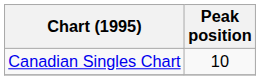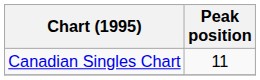(220, 61) 10 -> (220, 61) 11
